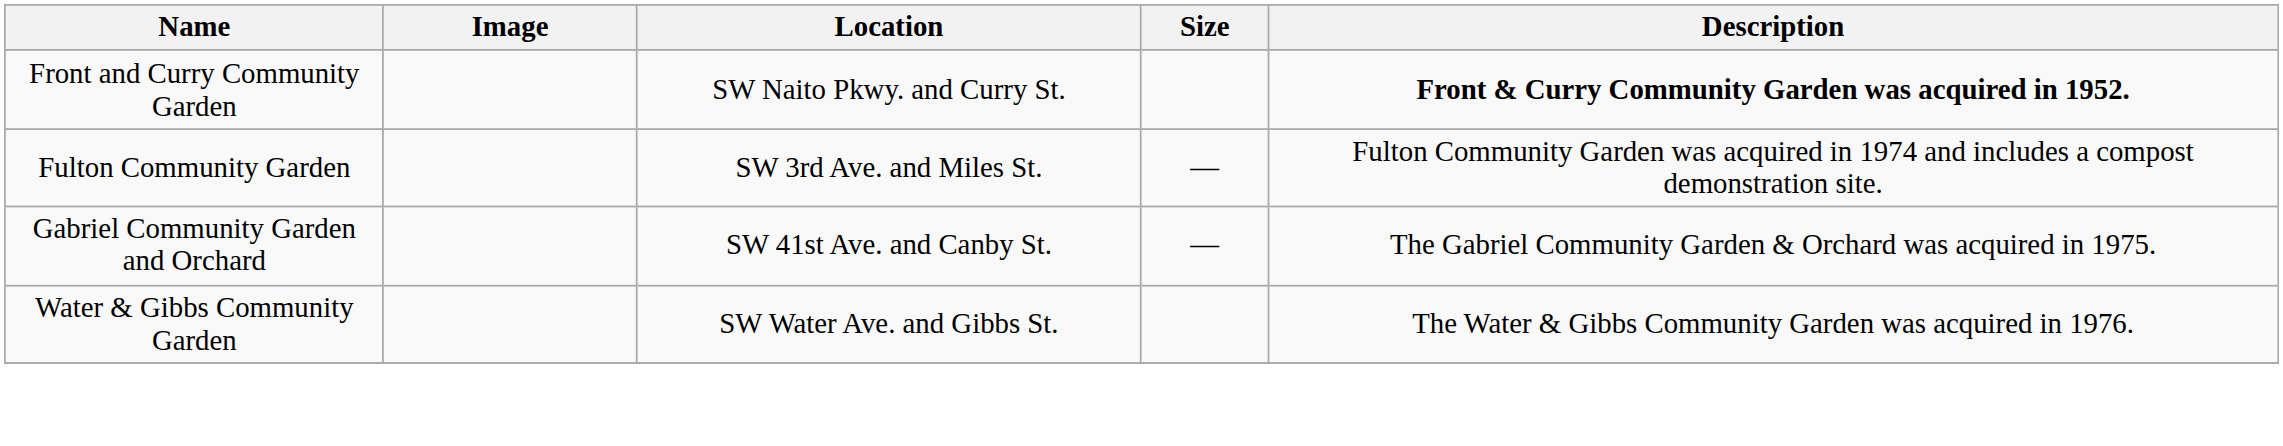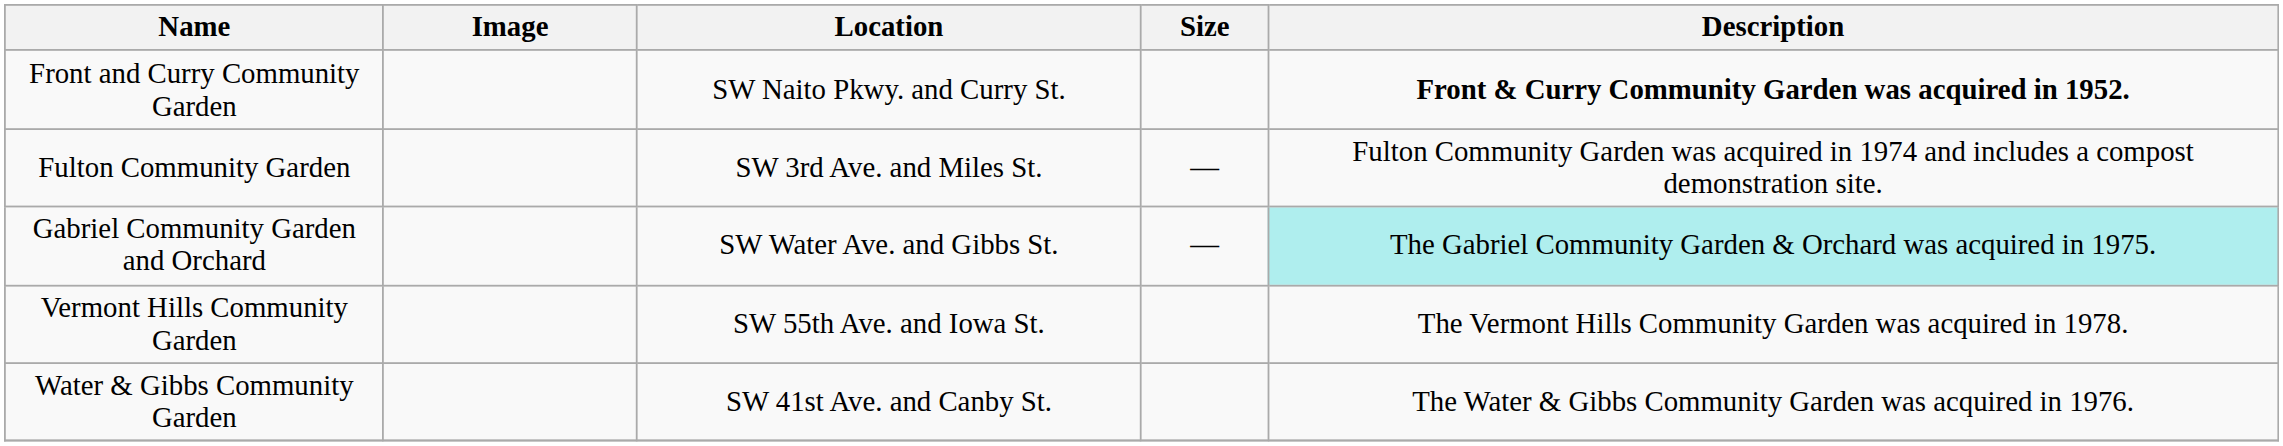(889, 245) SW 41st Ave. and Canby St. -> (889, 245) SW Water Ave. and Gibbs St.
(1773, 245) no background -> (1773, 245) paleturquoise background
+ row: (194, 323)
(889, 323) SW Water Ave. and Gibbs St. -> (889, 401) SW 41st Ave. and Canby St.
